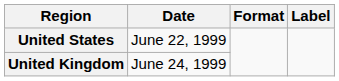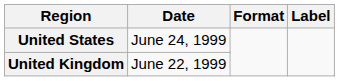(179, 40) June 22, 1999 -> (179, 40) June 24, 1999
(179, 64) June 24, 1999 -> (179, 64) June 22, 1999
